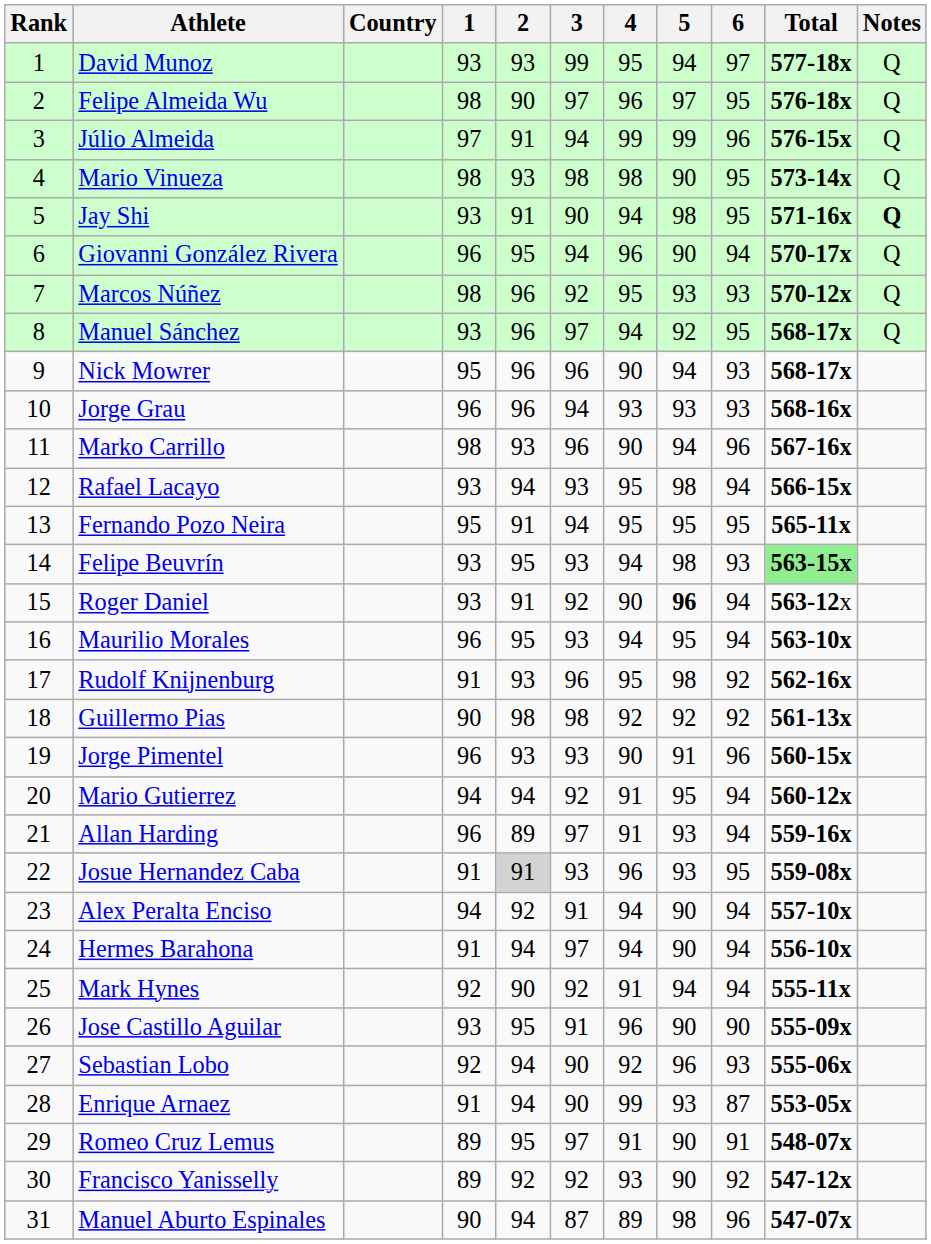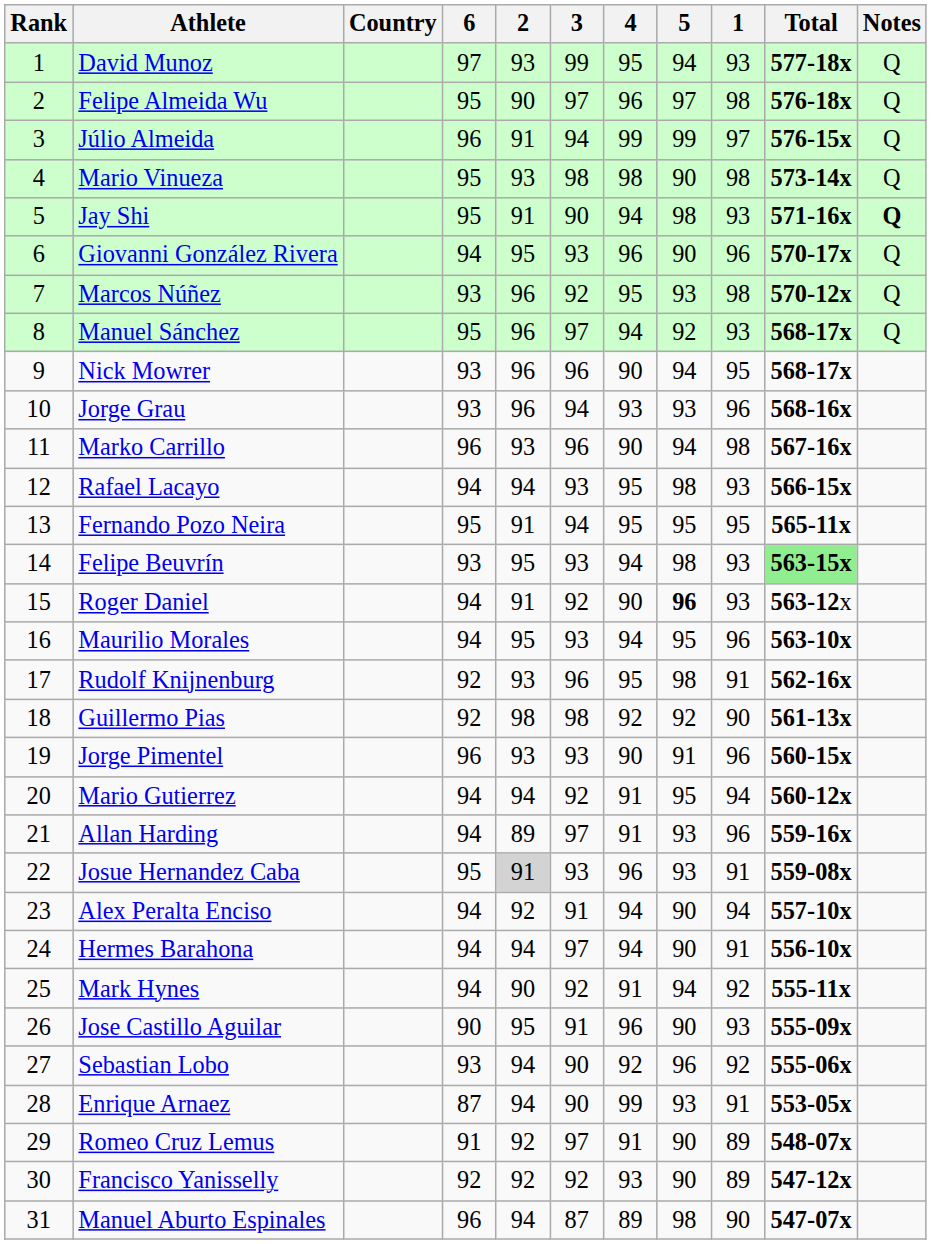columns swapped: (469, 23) <-> (738, 23)
(577, 255) 94 -> (577, 255) 93
(523, 1142) 95 -> (523, 1142) 92
